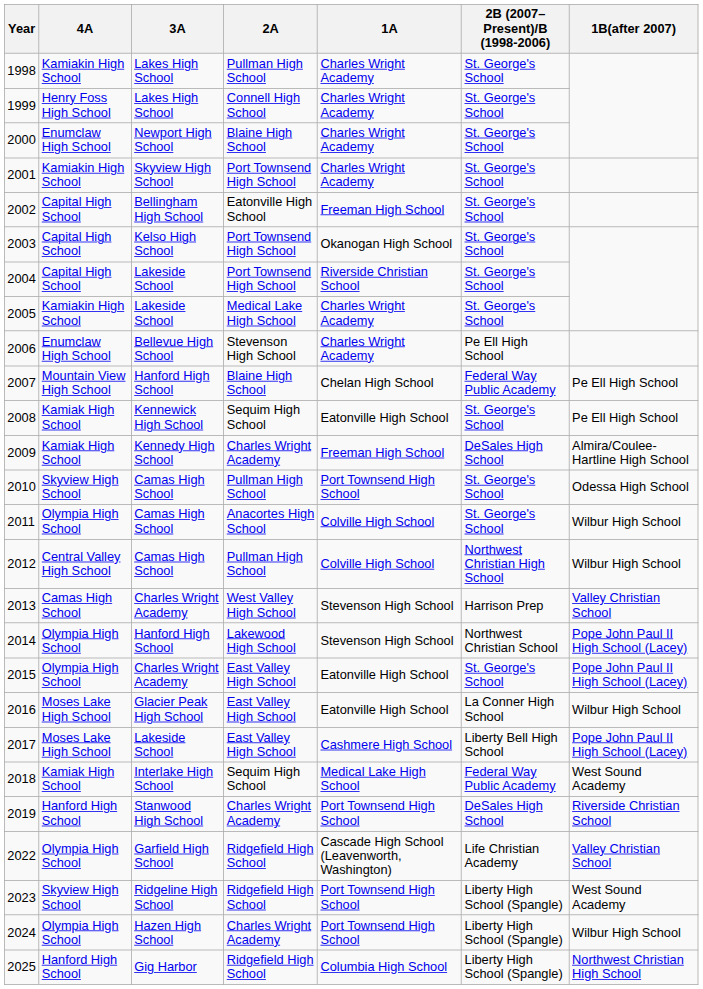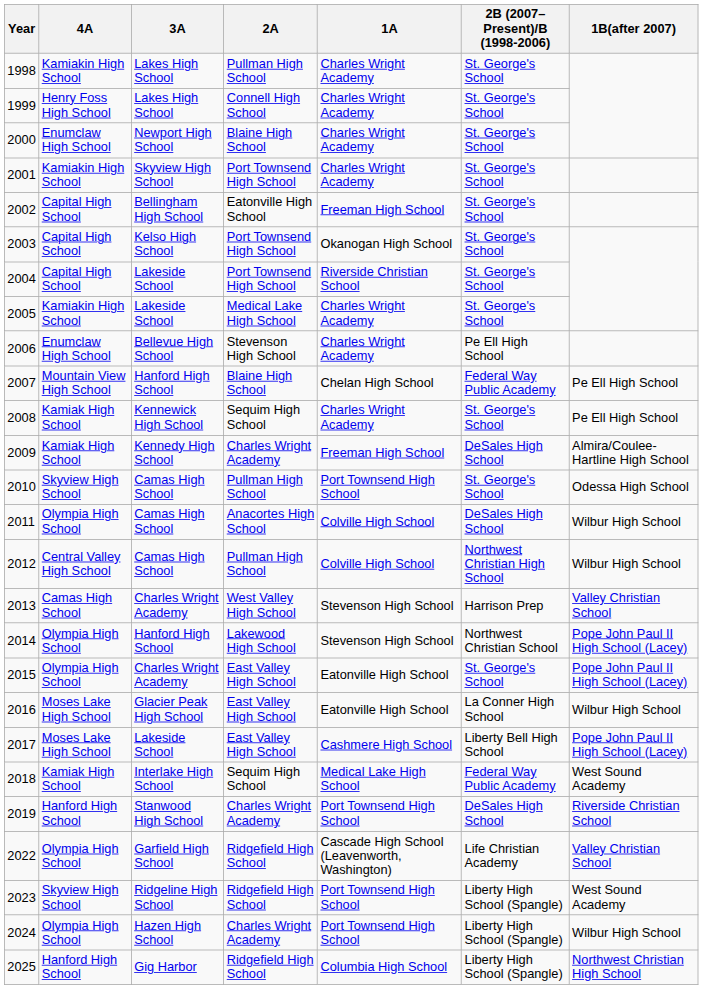(384, 417) Eatonville High School -> (363, 417) Charles Wright Academy
(500, 522) St. George's School -> (504, 522) DeSales High School
